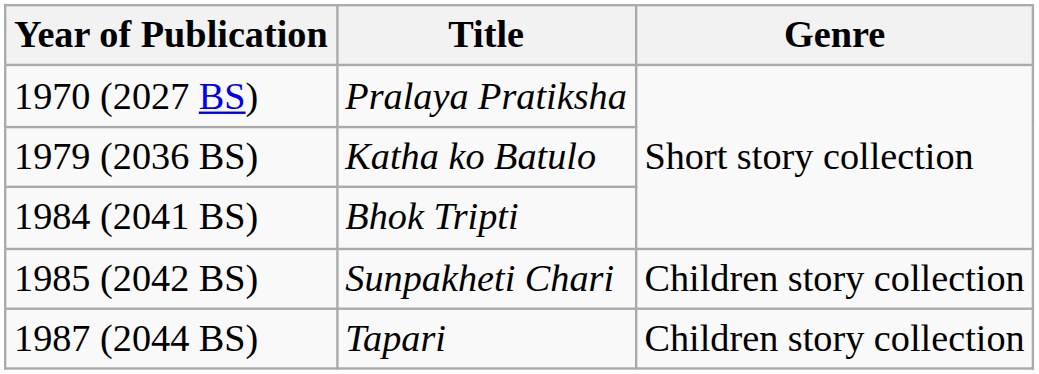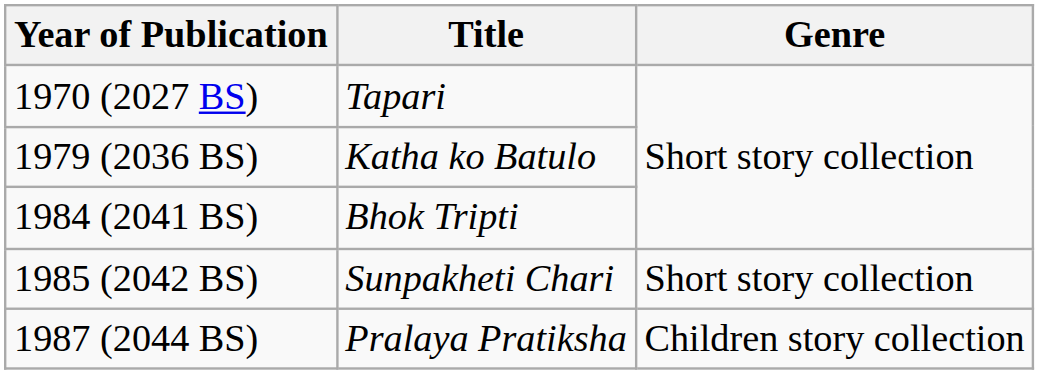(486, 95) Pralaya Pratiksha -> (396, 95) Tapari
(835, 277) Children story collection -> (809, 277) Short story collection
(396, 338) Tapari -> (486, 338) Pralaya Pratiksha
